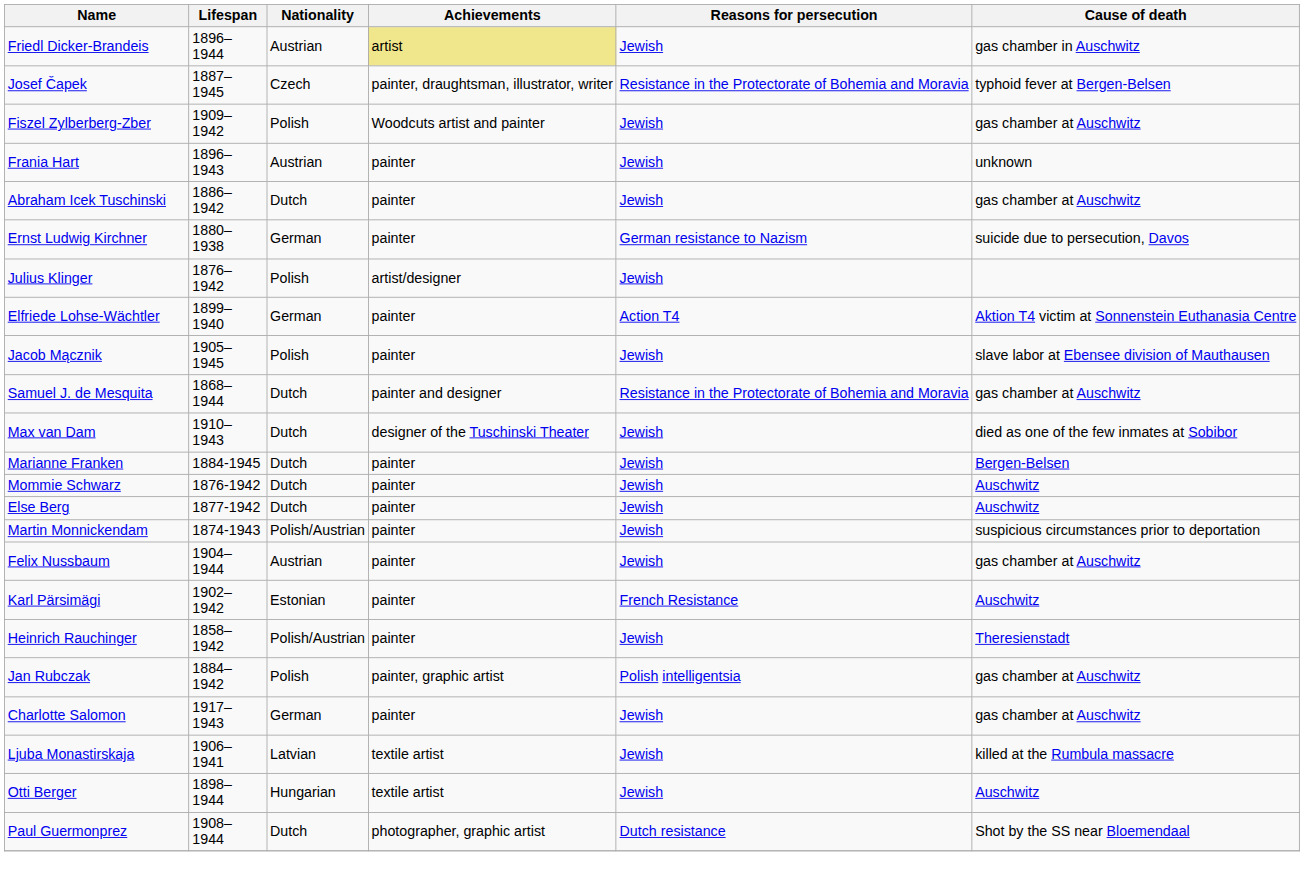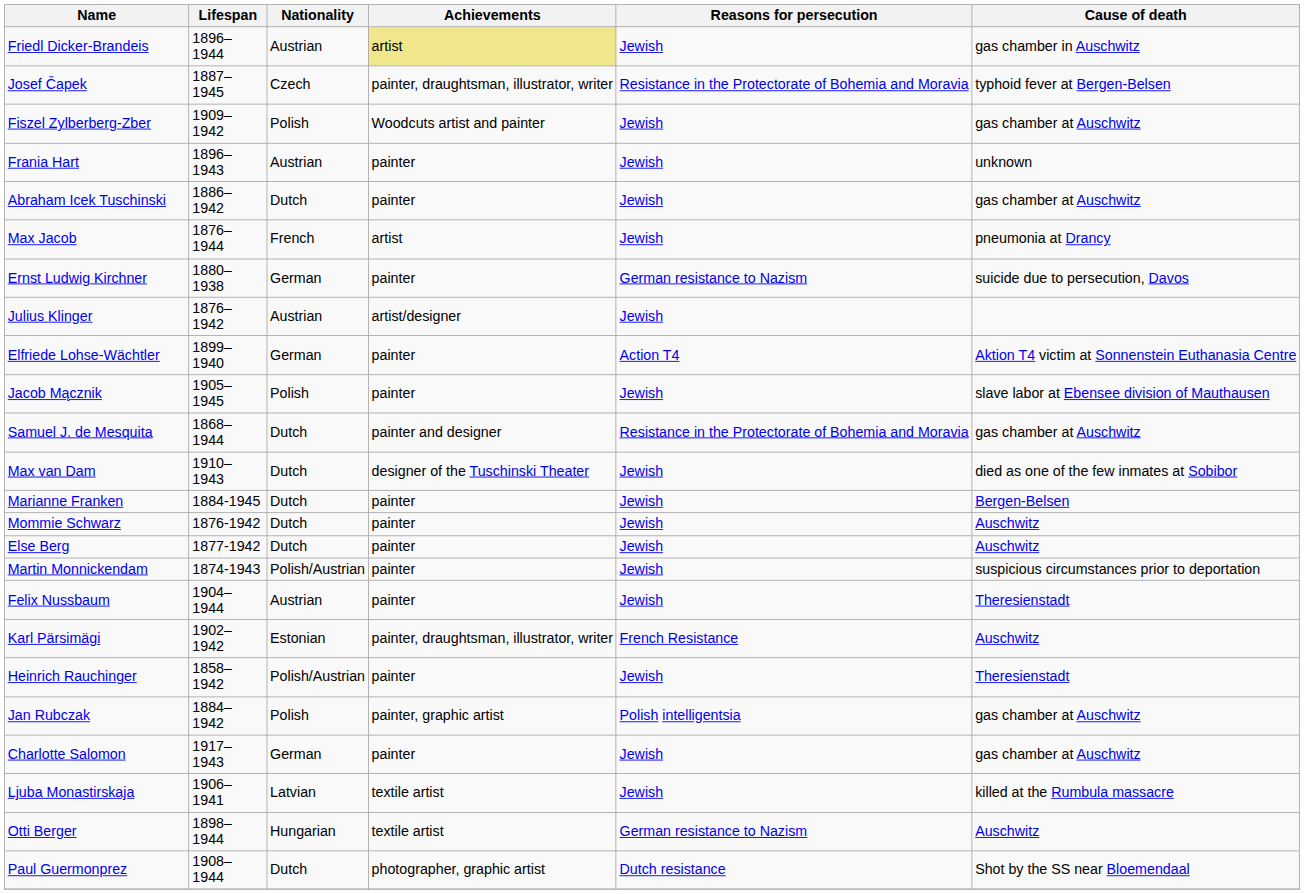+ row: (42, 239)
(289, 278) Polish -> (296, 316) Austrian
(1058, 561) gas chamber at Auschwitz -> (1022, 599) Theresienstadt
(393, 599) painter -> (492, 638) painter, draughtsman, illustrator, writer
(641, 792) Jewish -> (713, 831) German resistance to Nazism
